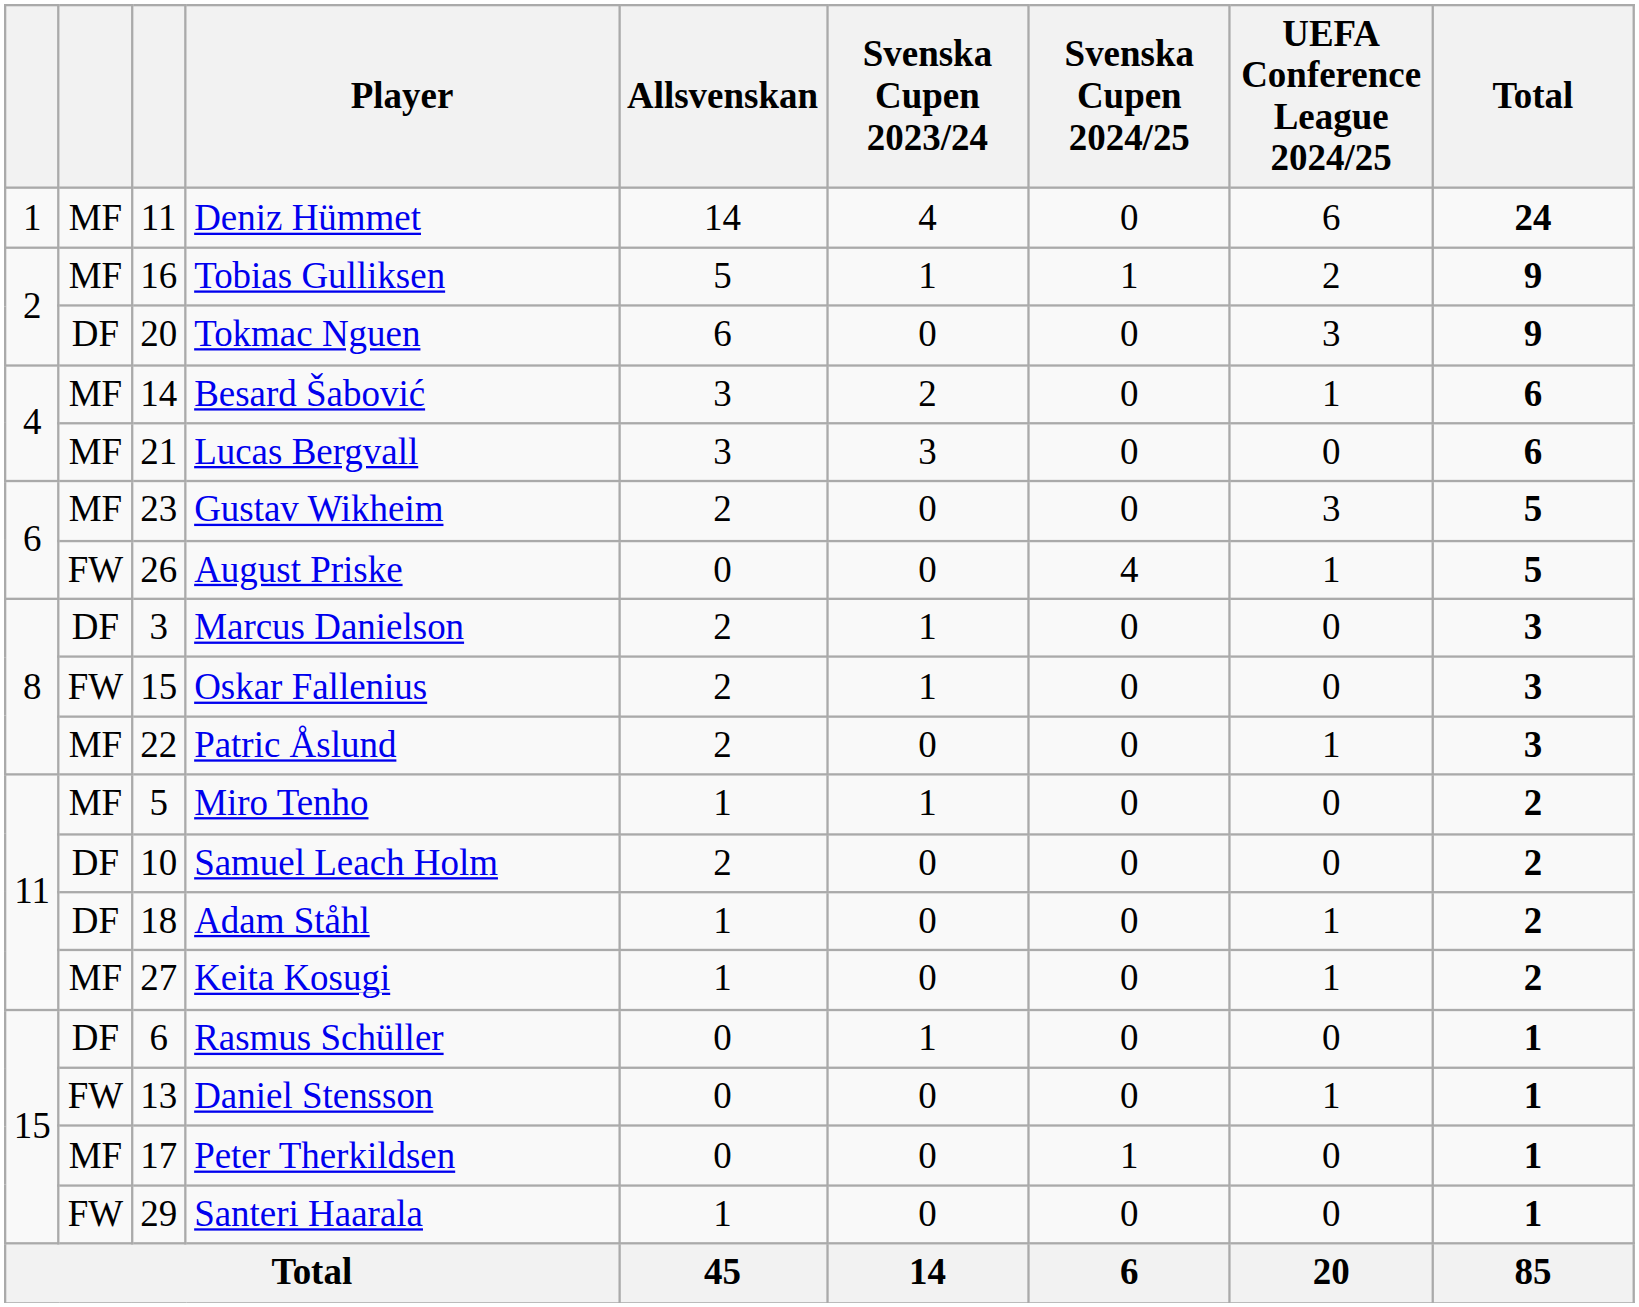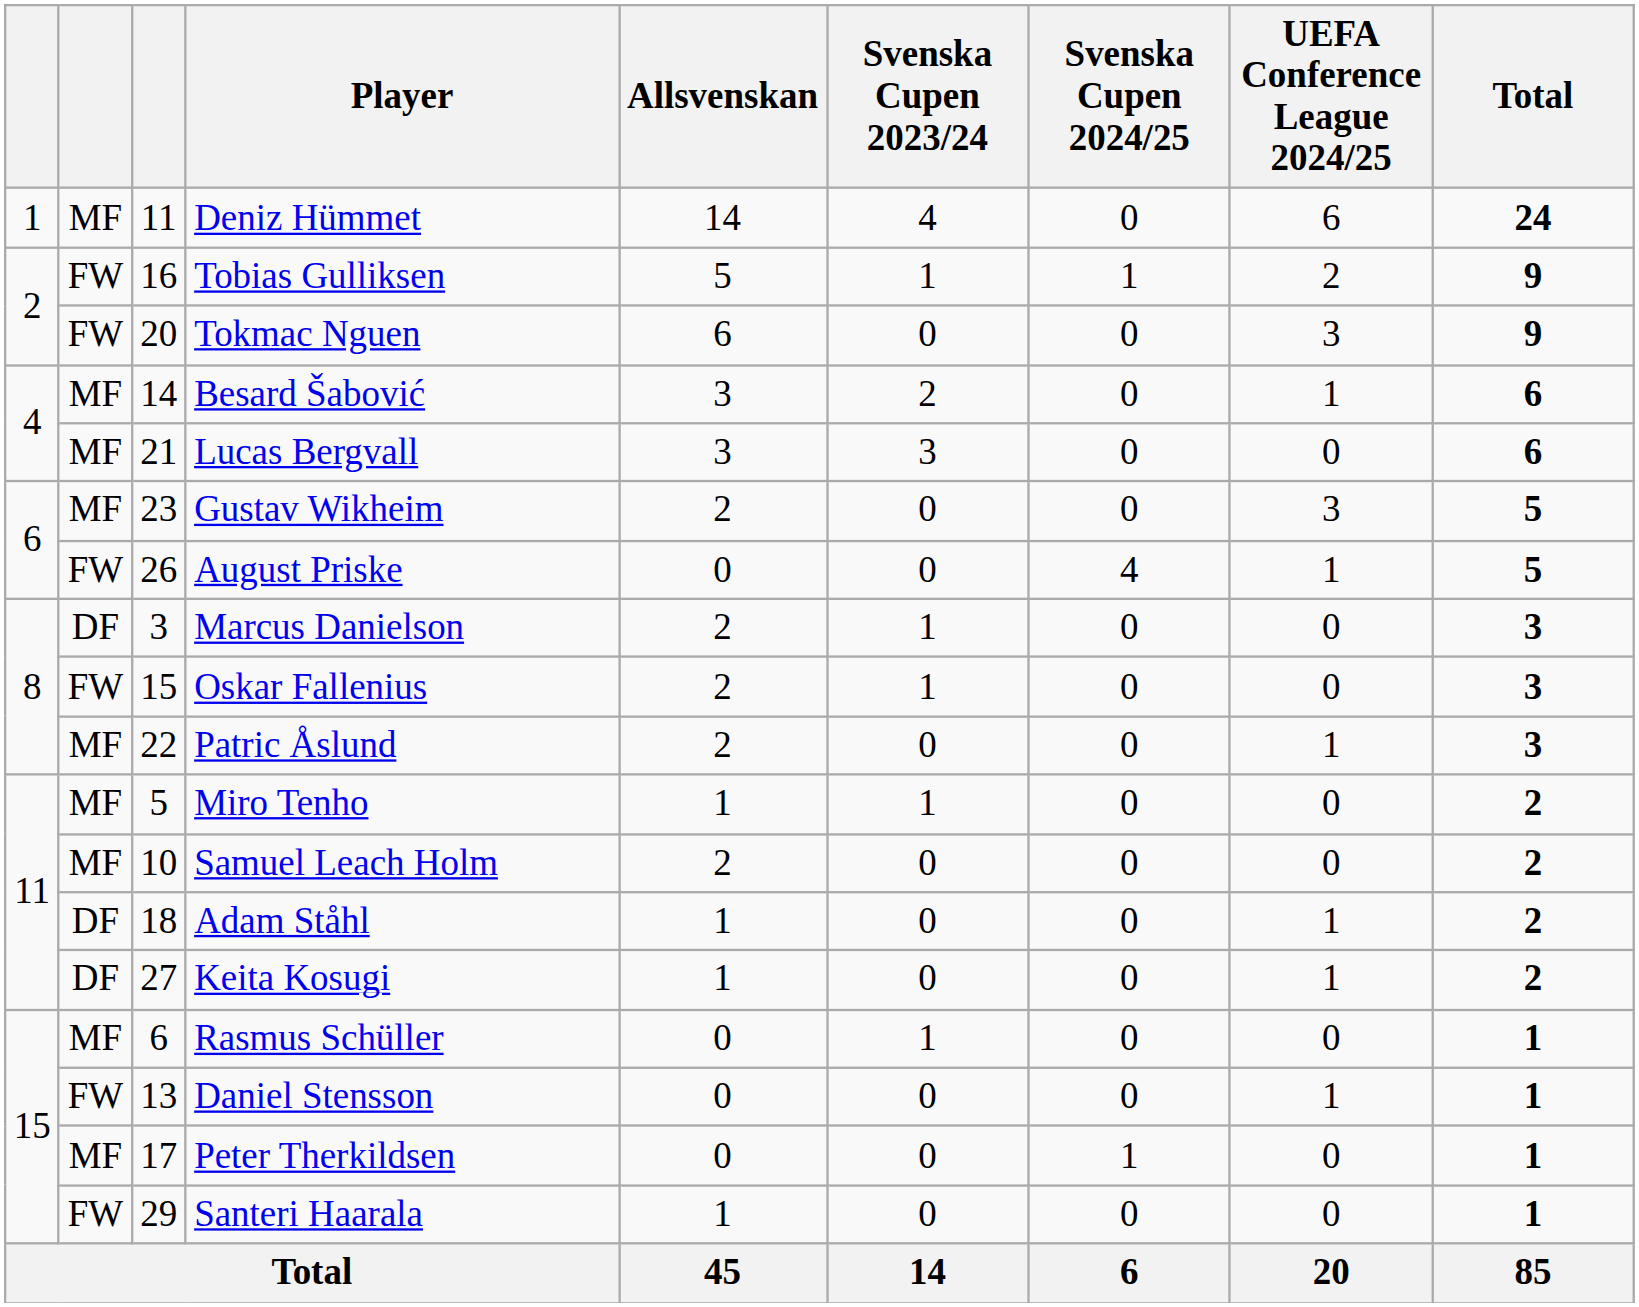(95, 275) MF -> (95, 275) FW
(95, 334) DF -> (95, 334) FW
(95, 861) DF -> (95, 861) MF
(95, 979) MF -> (95, 979) DF
(95, 1037) DF -> (95, 1037) MF
